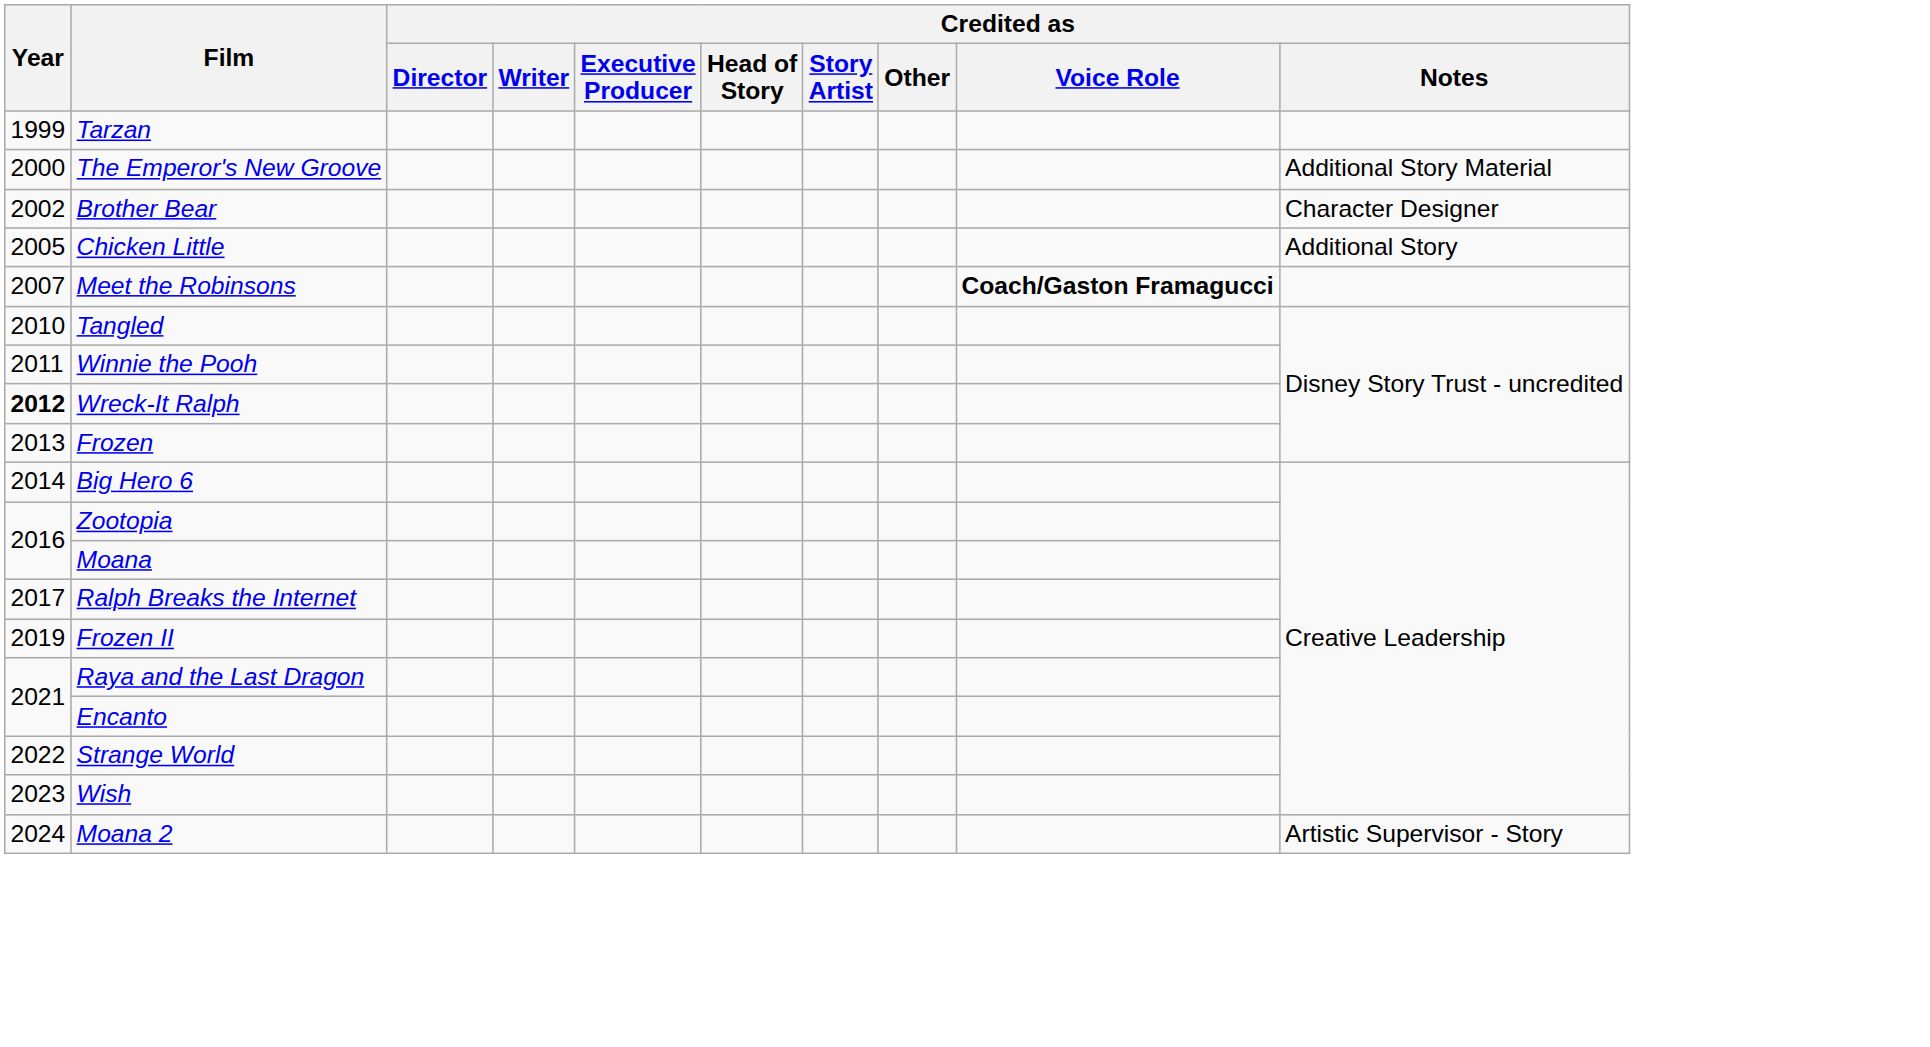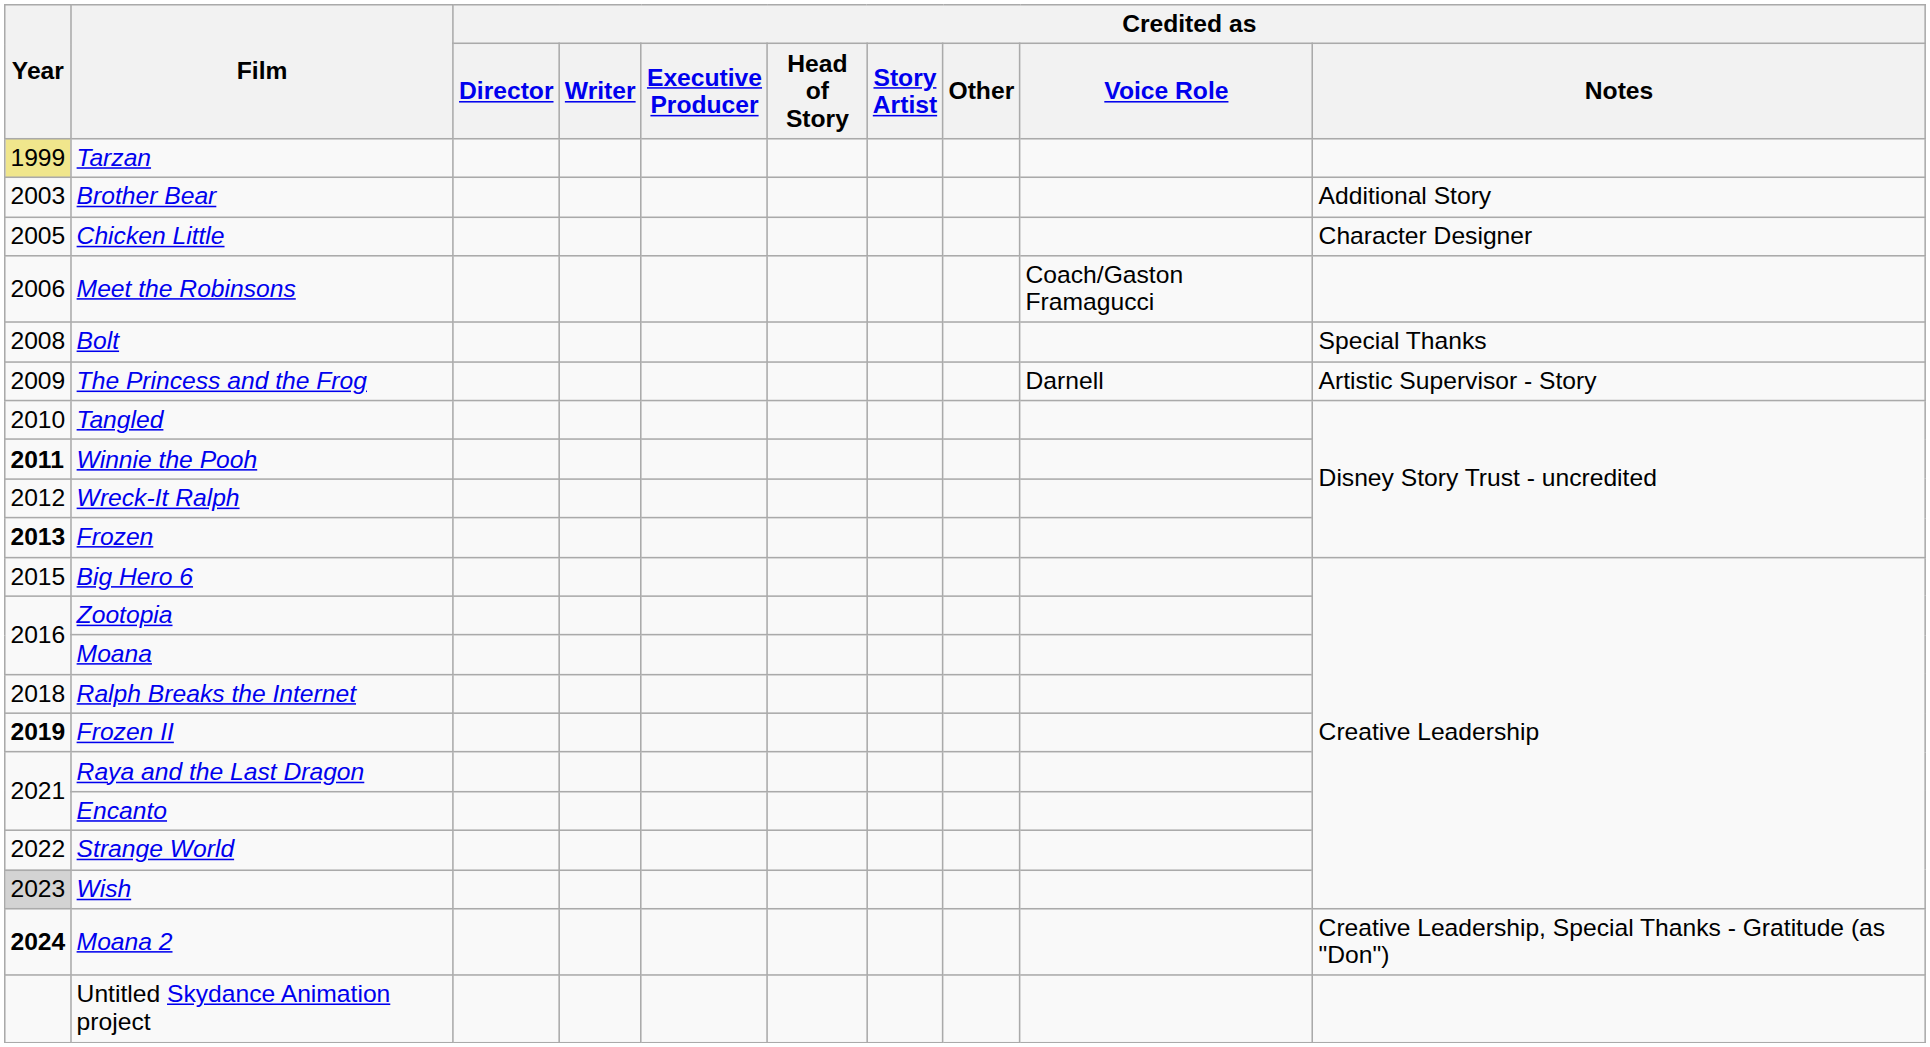(38, 129) no background -> (38, 157) khaki background
- row: (229, 168)
(38, 208) 2002 -> (38, 196) 2003
(1392, 208) Character Designer -> (1405, 196) Additional Story
(1371, 247) Additional Story -> (1425, 235) Character Designer
(38, 286) 2007 -> (38, 288) 2006
(1118, 286) bold -> (1104, 288) normal
+ row: (98, 341)
+ row: (222, 380)
(37, 364) normal -> (37, 458) bold
(38, 403) bold -> (38, 497) normal
(38, 442) normal -> (38, 537) bold
(38, 481) 2014 -> (38, 576) 2015
(38, 598) 2017 -> (38, 693) 2018
(38, 637) normal -> (38, 732) bold
(38, 794) no background -> (38, 888) lightgrey background
(38, 833) normal -> (38, 941) bold
(1424, 833) Artistic Supervisor - Story -> (1602, 941) Creative Leadership, Special Thanks - Gratitude (as "Don")
+ row: (233, 1008)
